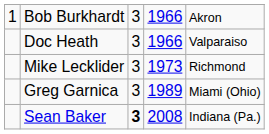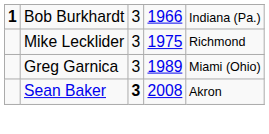(12, 16) normal -> (12, 16) bold
(205, 17) Akron -> (225, 17) Indiana (Pa.)
- row: (61, 41)
(165, 66) 1973 -> (165, 41) 1975
(225, 116) Indiana (Pa.) -> (205, 92) Akron
